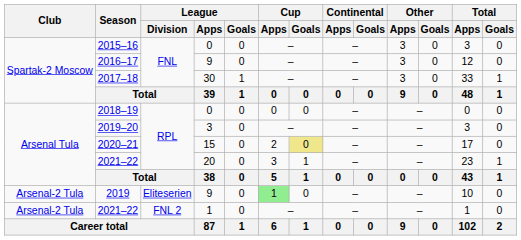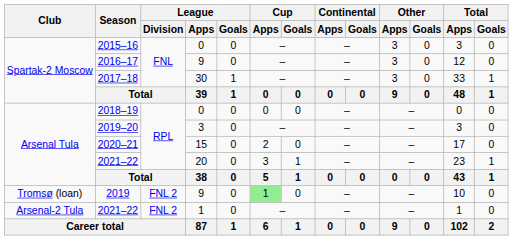(306, 144) khaki background -> (298, 144) no background
(50, 194) Arsenal-2 Tula -> (50, 194) Tromsø (loan)
(167, 194) Eliteserien -> (163, 194) FNL 2
